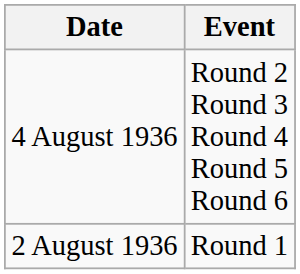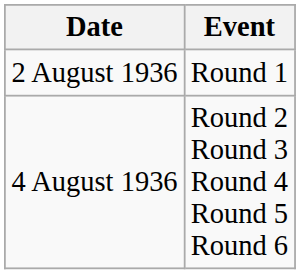rows swapped: (95, 245) <-> (95, 136)
